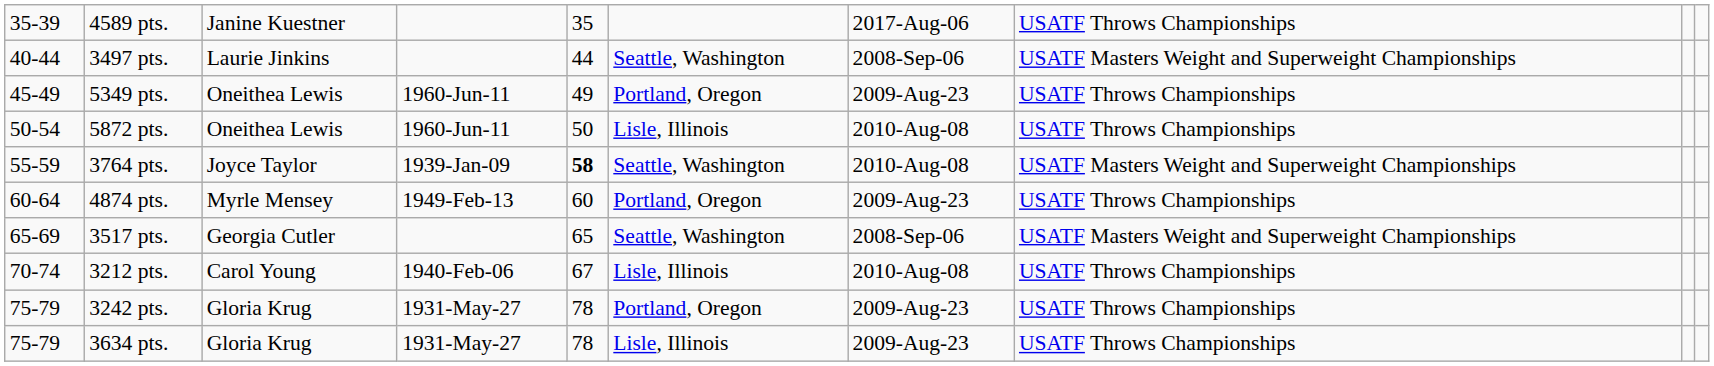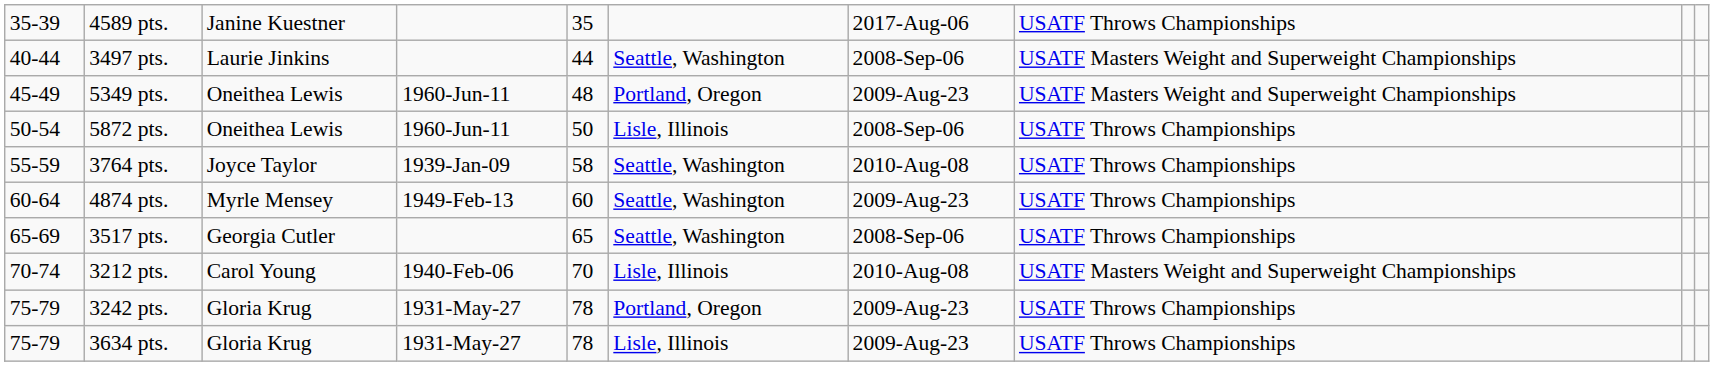(582, 93) 49 -> (582, 93) 48
(1157, 93) USATF Throws Championships -> (1267, 93) USATF Masters Weight and Superweight Championships
(911, 129) 2010-Aug-08 -> (908, 129) 2008-Sep-06
(582, 164) bold -> (582, 164) normal
(1267, 164) USATF Masters Weight and Superweight Championships -> (1157, 164) USATF Throws Championships
(688, 200) Portland, Oregon -> (699, 200) Seattle, Washington
(1267, 236) USATF Masters Weight and Superweight Championships -> (1157, 236) USATF Throws Championships
(582, 271) 67 -> (582, 271) 70
(1157, 271) USATF Throws Championships -> (1267, 271) USATF Masters Weight and Superweight Championships
